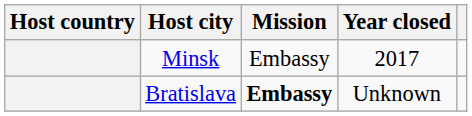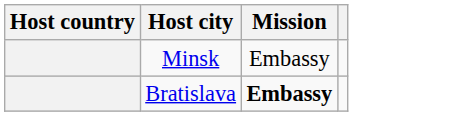- column: (397, 22)
